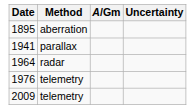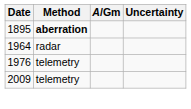(64, 29) normal -> (62, 29) bold
- row: (23, 46)
